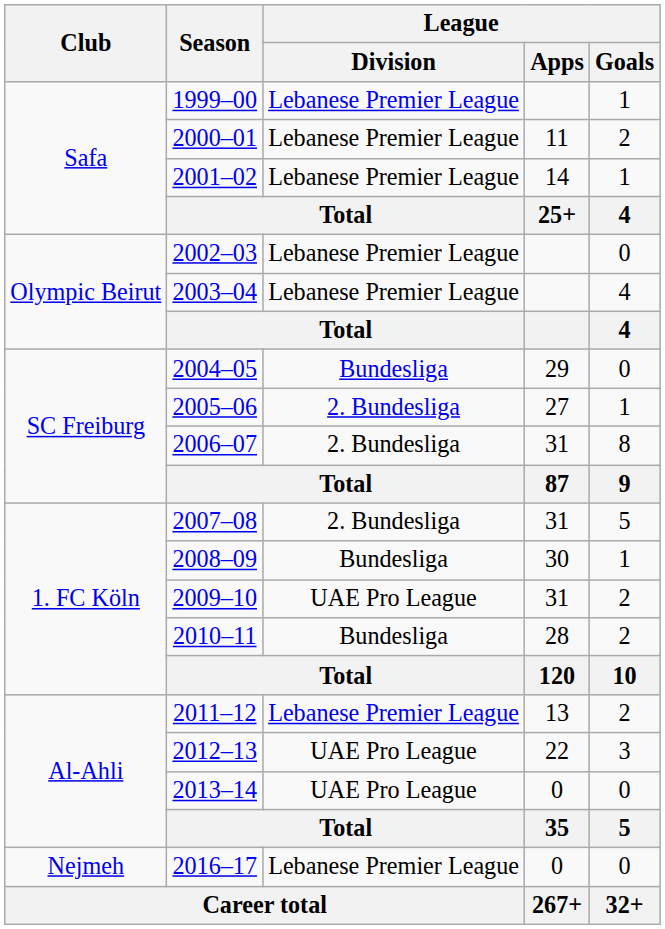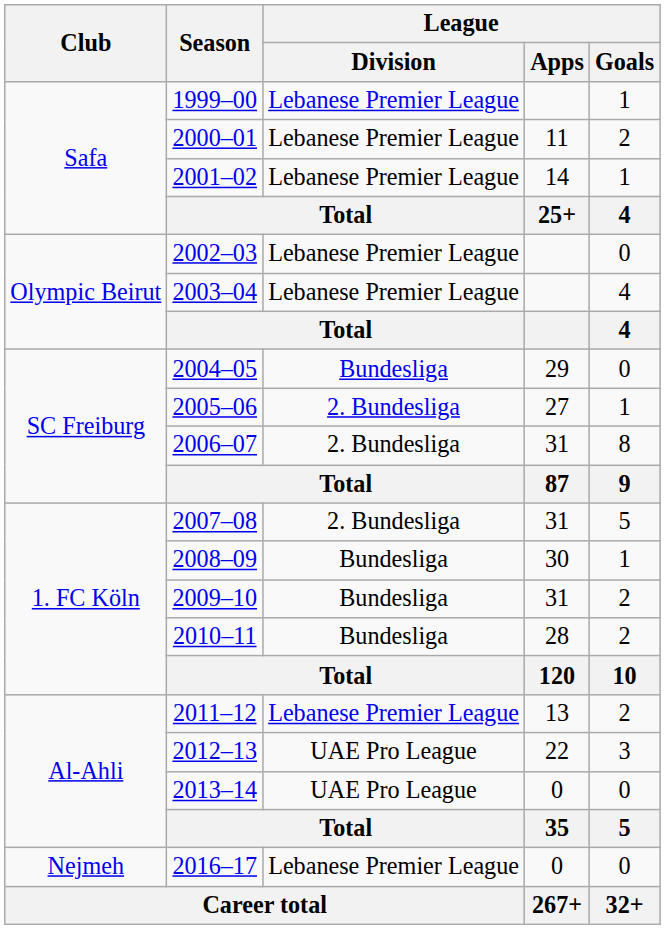(394, 598) UAE Pro League -> (394, 598) Bundesliga
